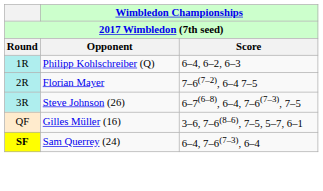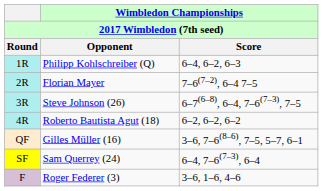+ row: (101, 120)
(22, 142) bold -> (22, 159) normal
+ row: (81, 177)
